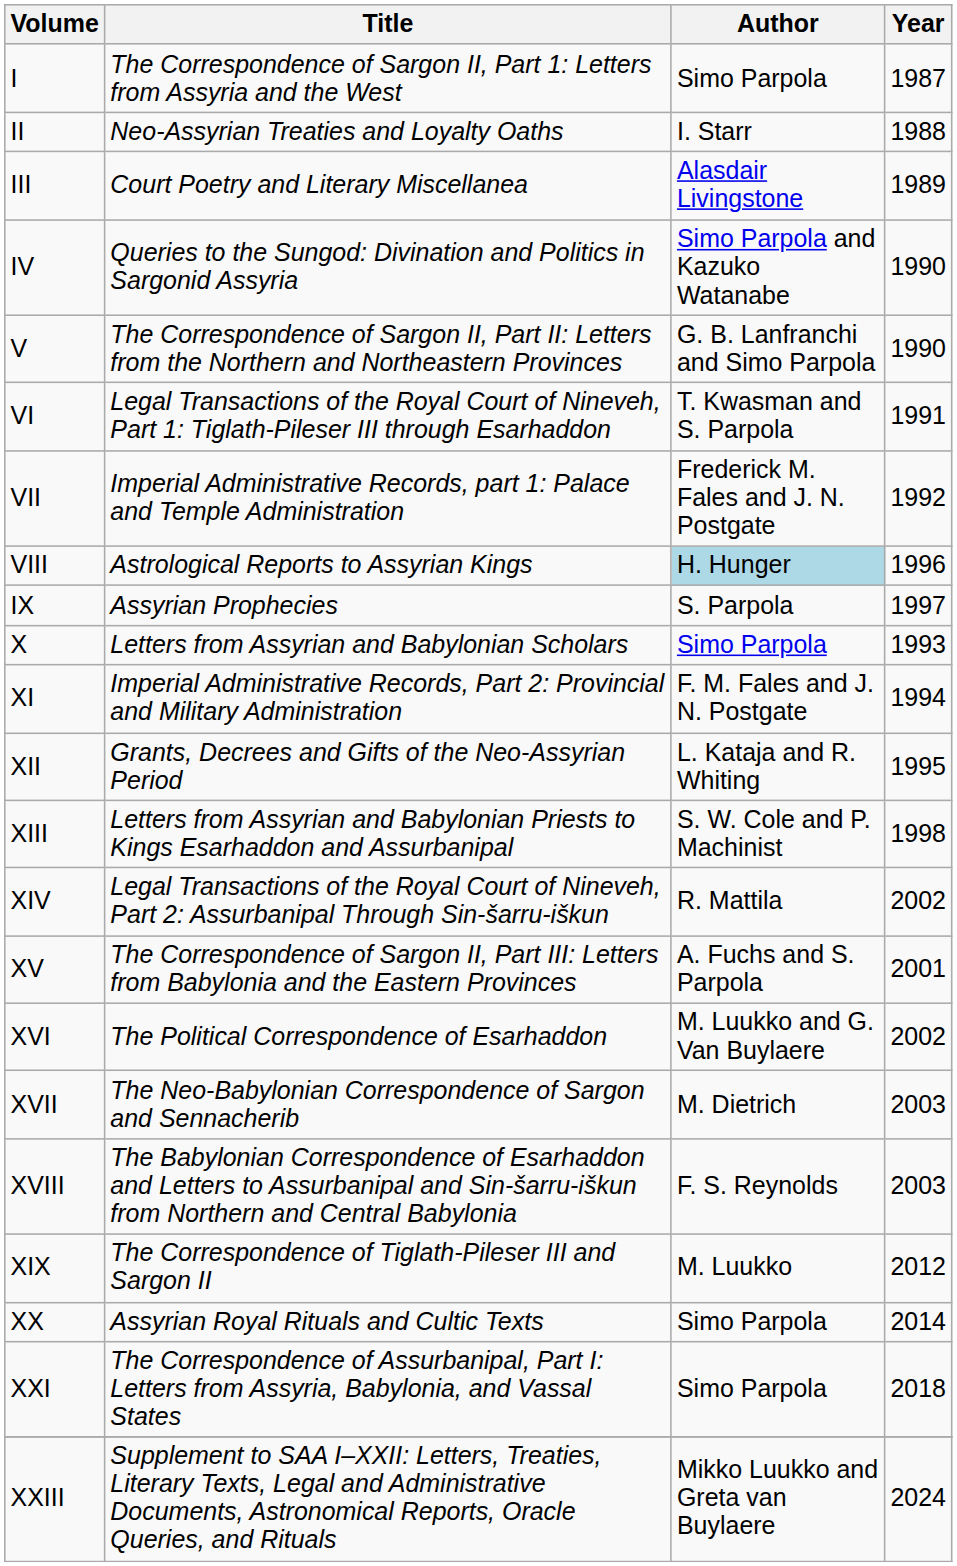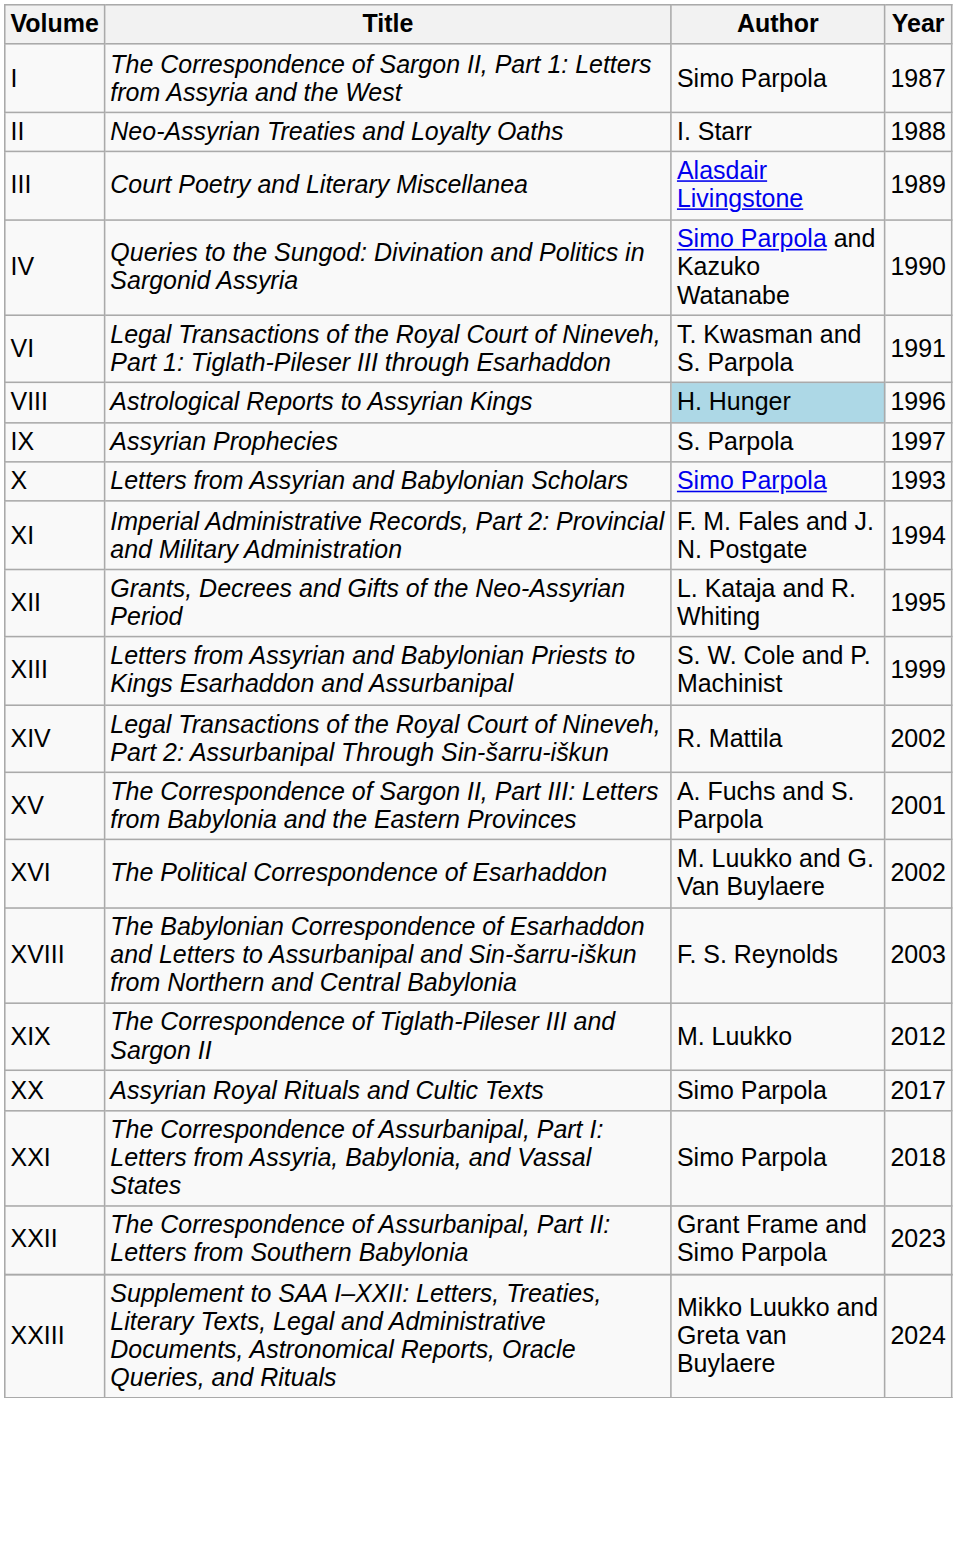- row: (19, 348)
- row: (26, 497)
(918, 833) 1998 -> (918, 670) 1999
- row: (34, 1104)
(918, 1321) 2014 -> (918, 1090) 2017
+ row: (34, 1239)
